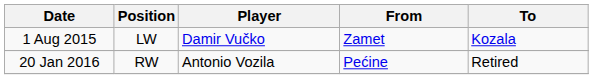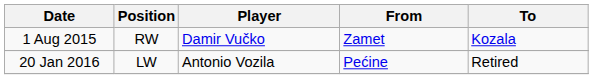(146, 39) LW -> (146, 39) RW
(146, 62) RW -> (146, 62) LW
